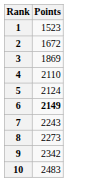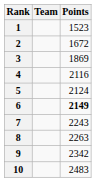+ column: (46, 12)
(51, 75) 2110 -> (79, 75) 2116
(51, 138) 2273 -> (79, 138) 2263
